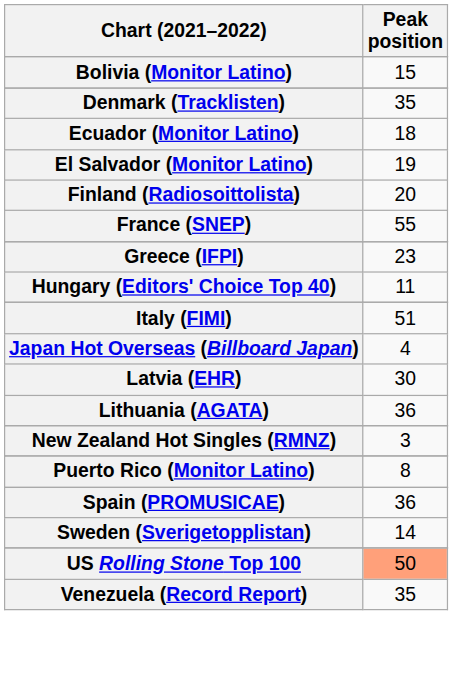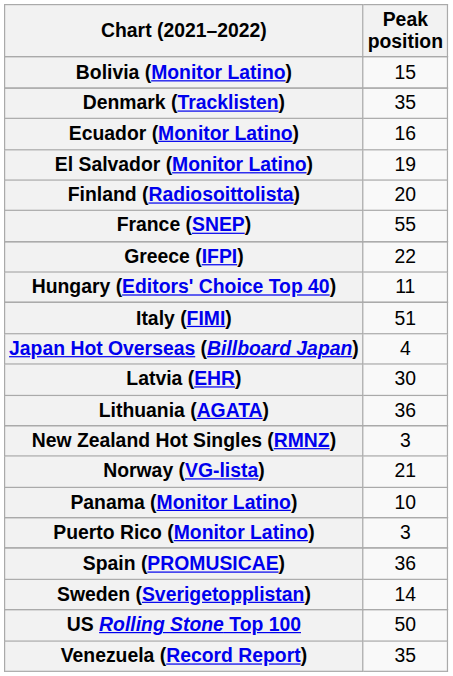(405, 133) 18 -> (405, 133) 16
(405, 256) 23 -> (405, 256) 22
+ row: (184, 471)
+ row: (184, 502)
(405, 471) 8 -> (405, 532) 3
(405, 563) lightsalmon background -> (405, 625) no background
